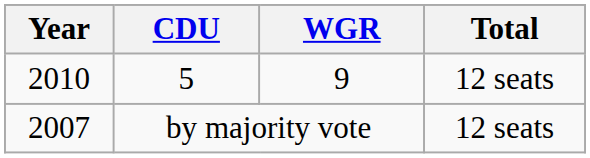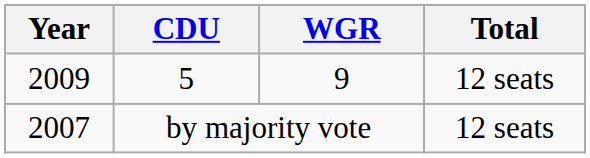(59, 78) 2010 -> (59, 78) 2009
